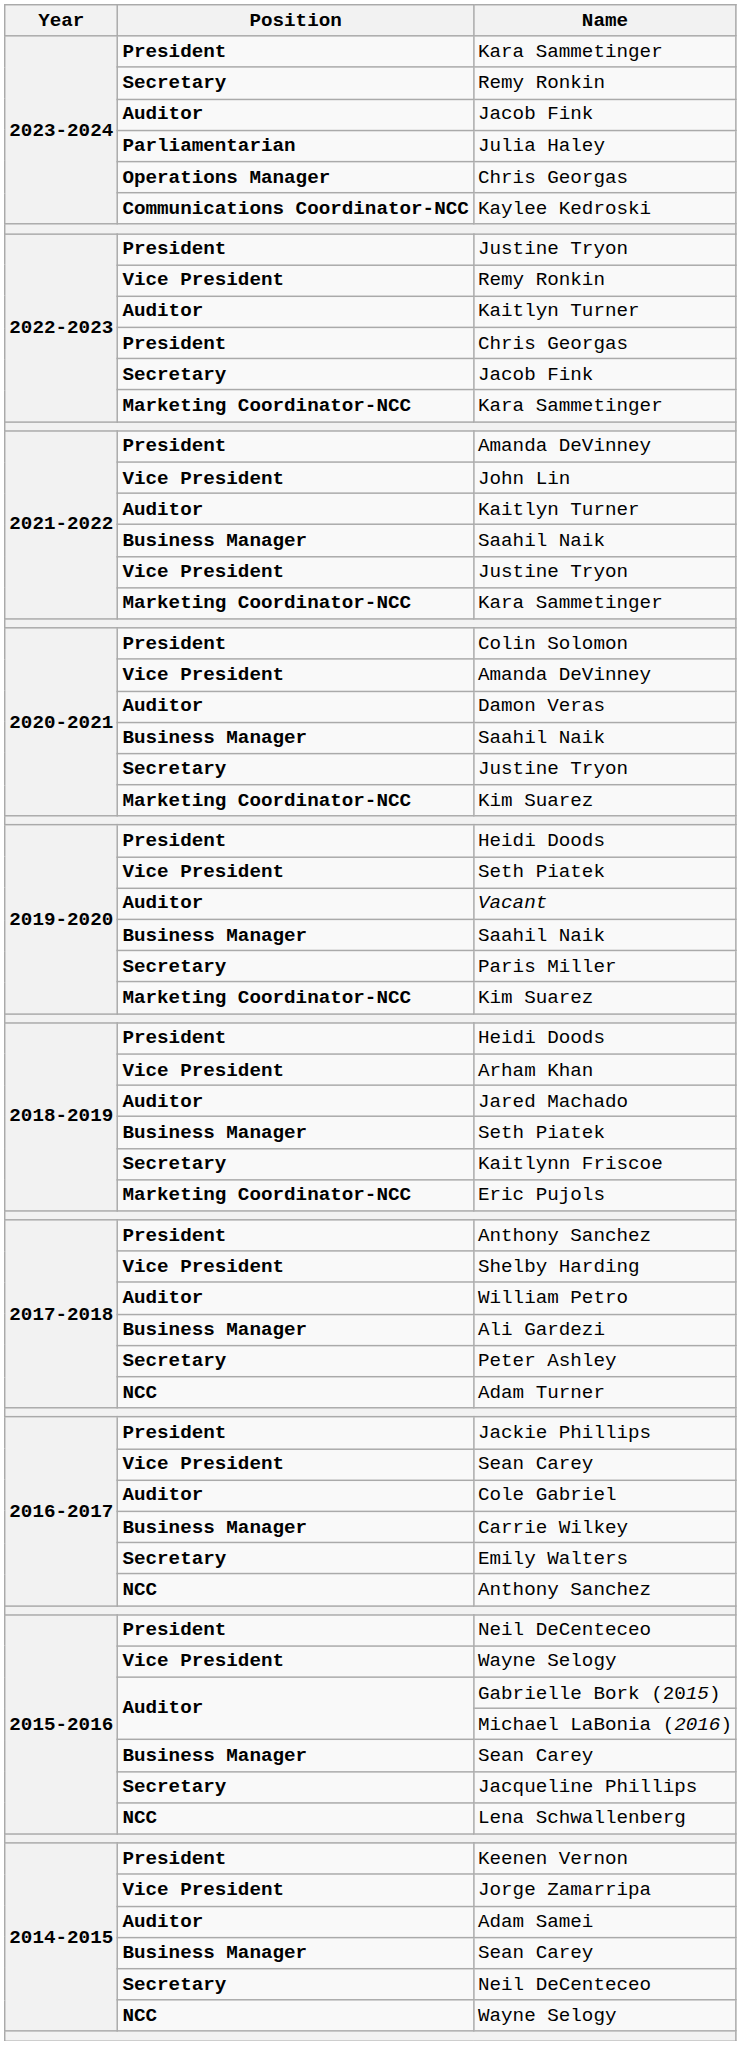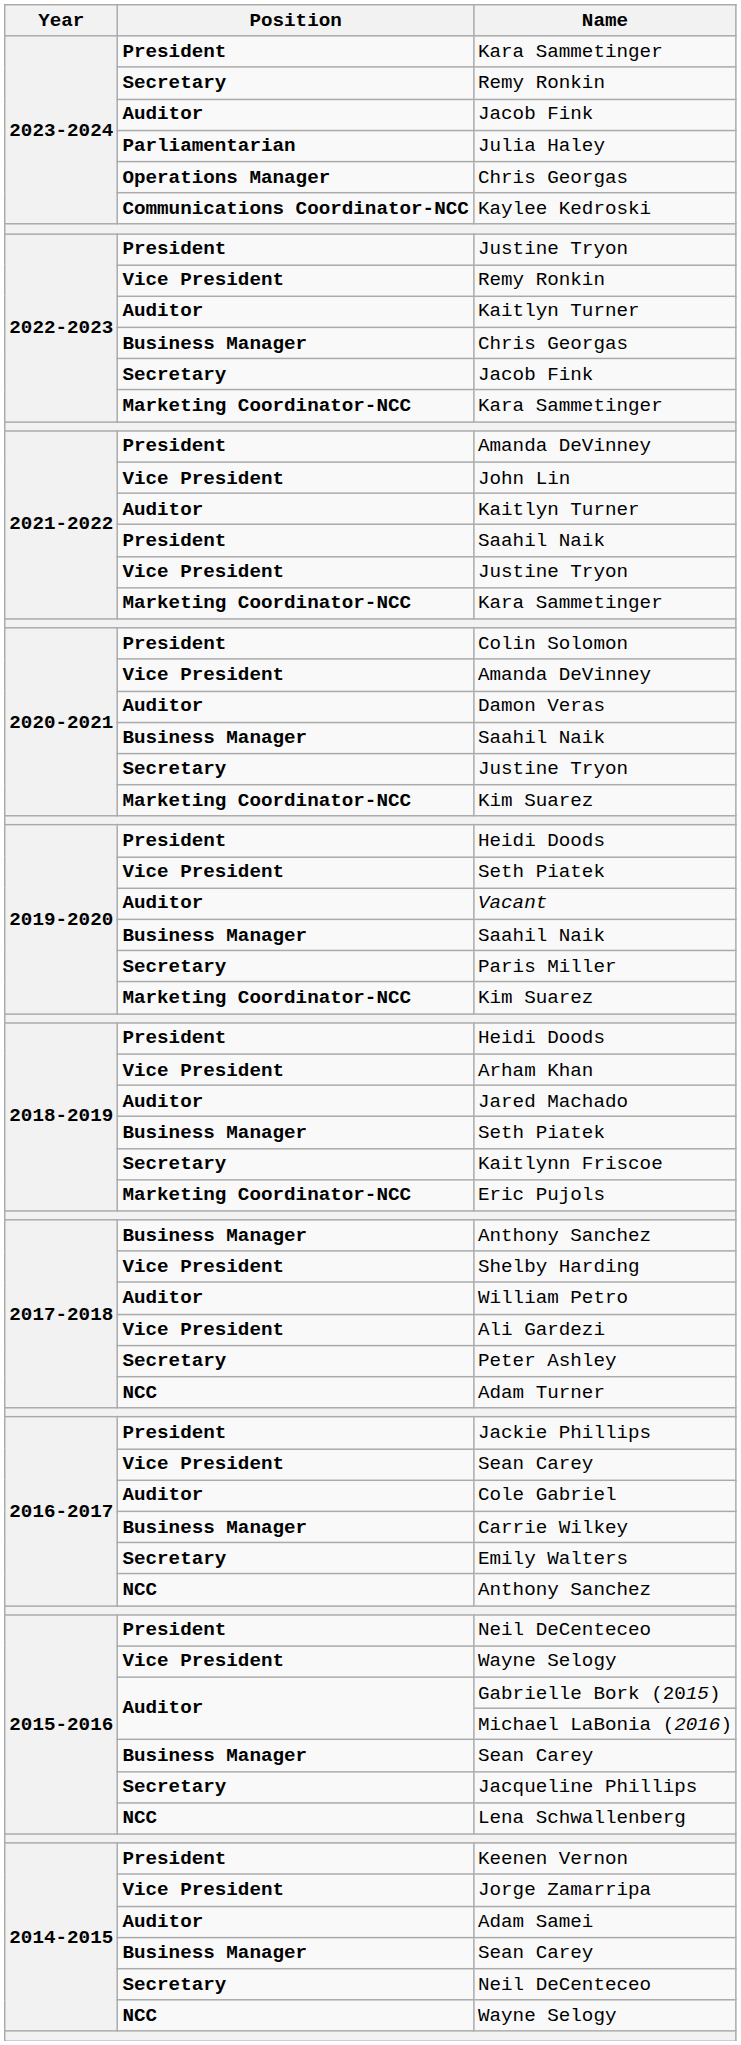(174, 343) President -> (215, 343) Business Manager
(215, 540) Business Manager -> (174, 540) President
(174, 1236) President -> (215, 1236) Business Manager
(215, 1330) Business Manager -> (203, 1330) Vice President
